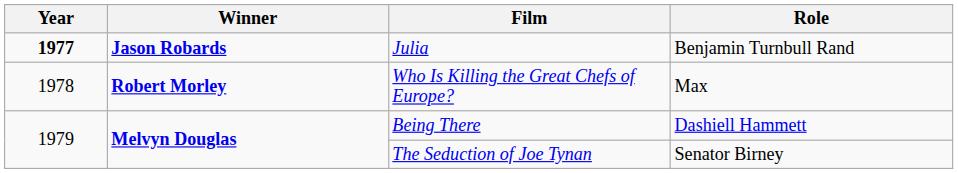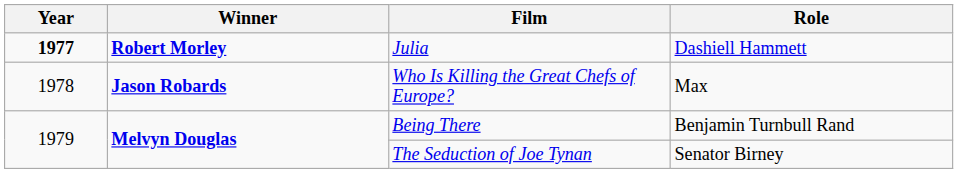(169, 47) Jason Robards -> (169, 47) Robert Morley
(764, 47) Benjamin Turnbull Rand -> (741, 47) Dashiell Hammett
(169, 86) Robert Morley -> (169, 86) Jason Robards
(741, 125) Dashiell Hammett -> (764, 125) Benjamin Turnbull Rand
